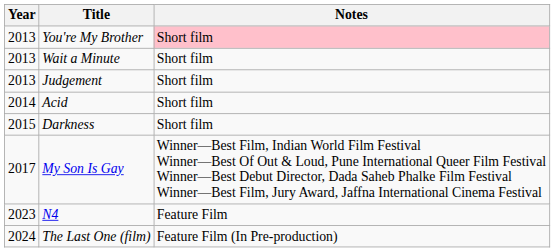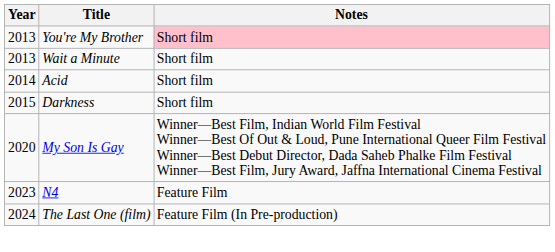- row: (72, 80)
(22, 169) 2017 -> (22, 147) 2020
